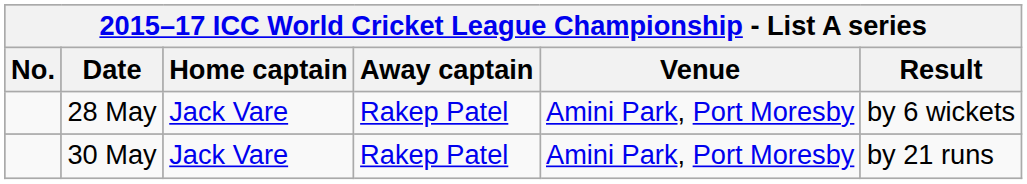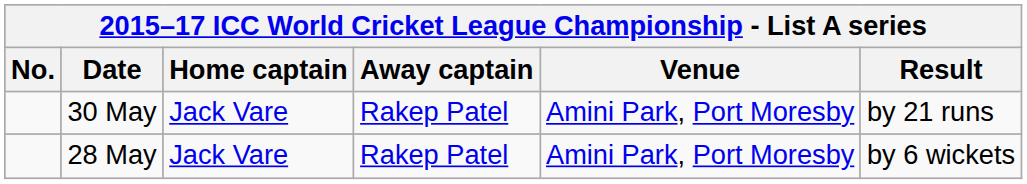rows swapped: (112, 112) <-> (112, 155)
